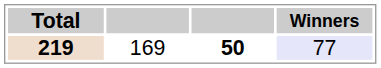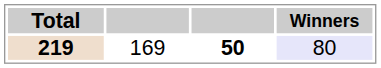(325, 47) 77 -> (325, 47) 80
